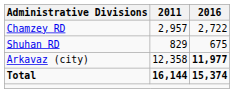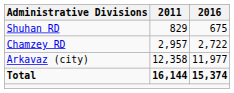rows swapped: (36, 28) <-> (33, 44)
(210, 60) bold -> (210, 60) normal
